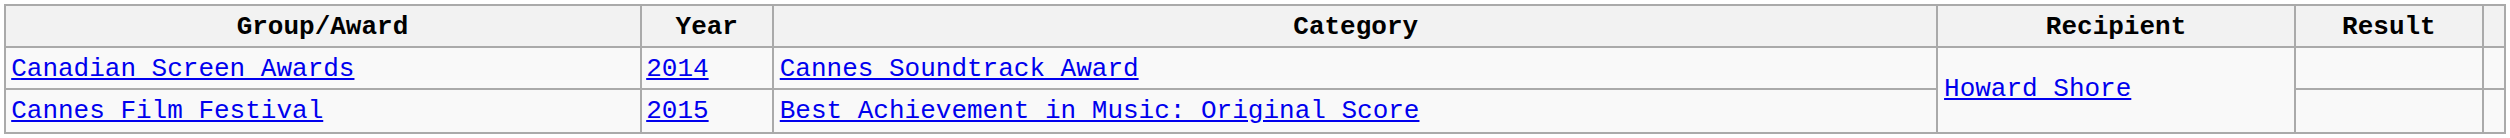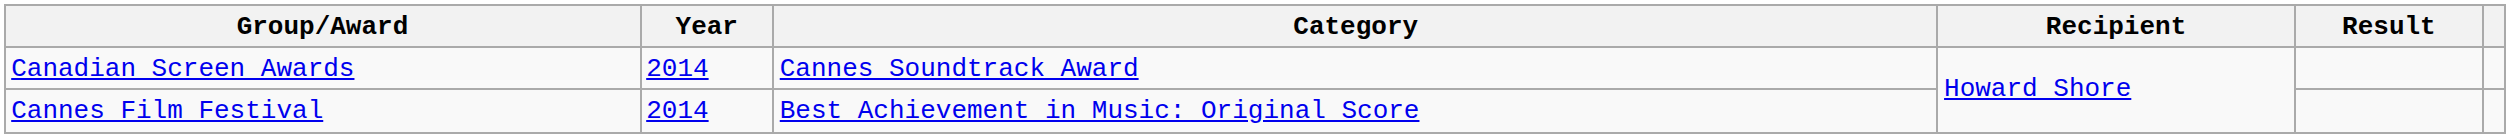(677, 111) 2015 -> (677, 111) 2014
